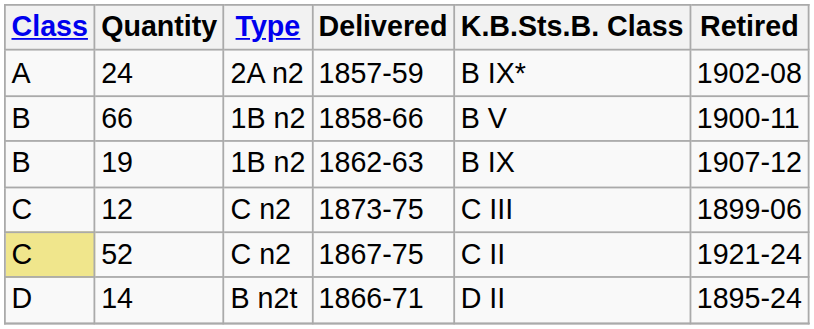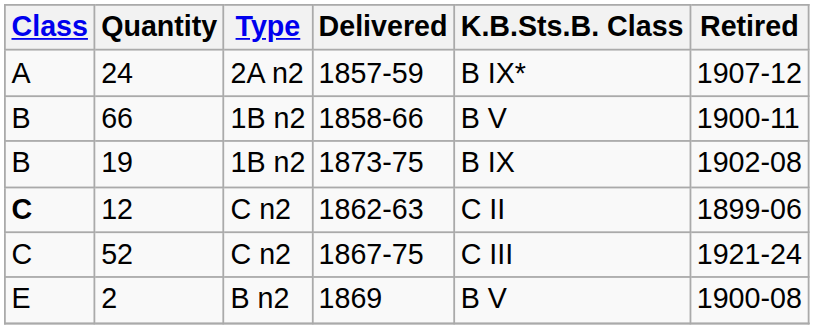(749, 72) 1902-08 -> (749, 72) 1907-12
(371, 163) 1862-63 -> (371, 163) 1873-75
(749, 163) 1907-12 -> (749, 163) 1902-08
(22, 208) normal -> (22, 208) bold
(371, 208) 1873-75 -> (371, 208) 1862-63
(487, 208) C III -> (483, 208) C II
(22, 254) khaki background -> (22, 254) no background
(483, 254) C II -> (487, 254) C III
- row: (117, 299)
+ row: (109, 299)
